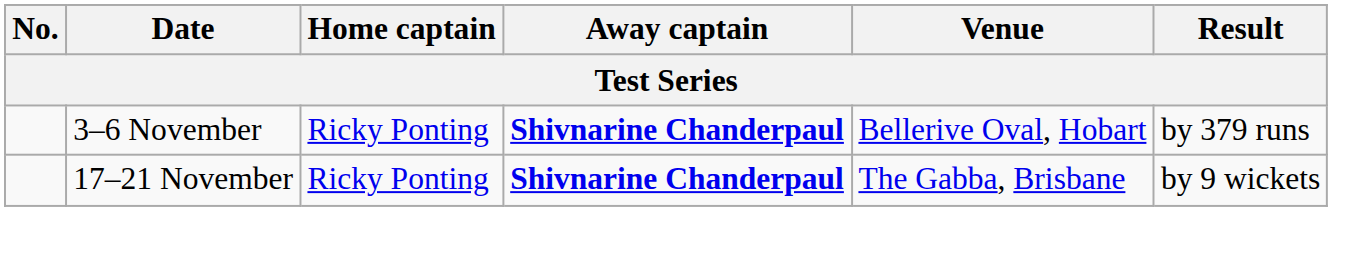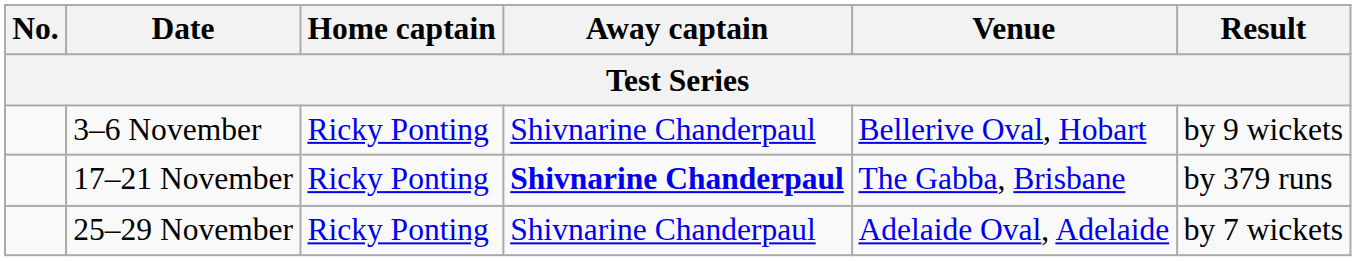(677, 129) bold -> (663, 129) normal
(1235, 129) by 379 runs -> (1263, 129) by 9 wickets
(1241, 179) by 9 wickets -> (1258, 179) by 379 runs
+ row: (183, 229)
